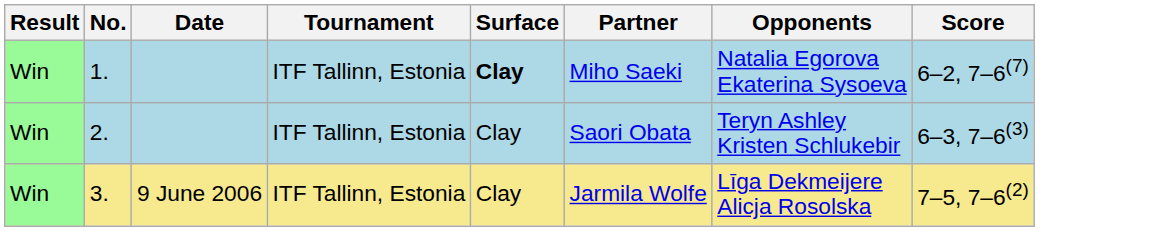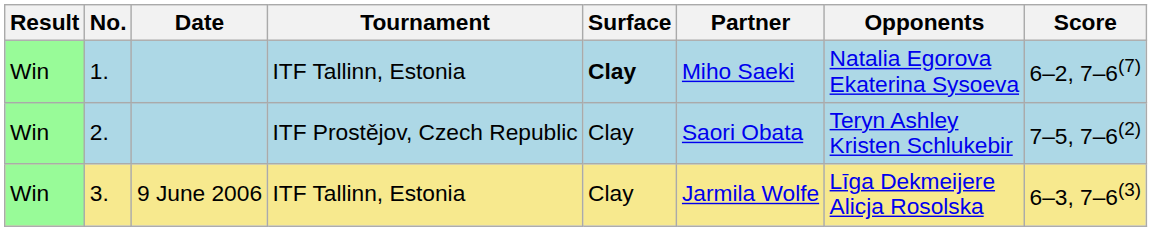(369, 132) ITF Tallinn, Estonia -> (425, 132) ITF Prostějov, Czech Republic
(973, 132) 6–3, 7–6(3) -> (1085, 132) 7–5, 7–6(2)
(973, 194) 7–5, 7–6(2) -> (1085, 194) 6–3, 7–6(3)
